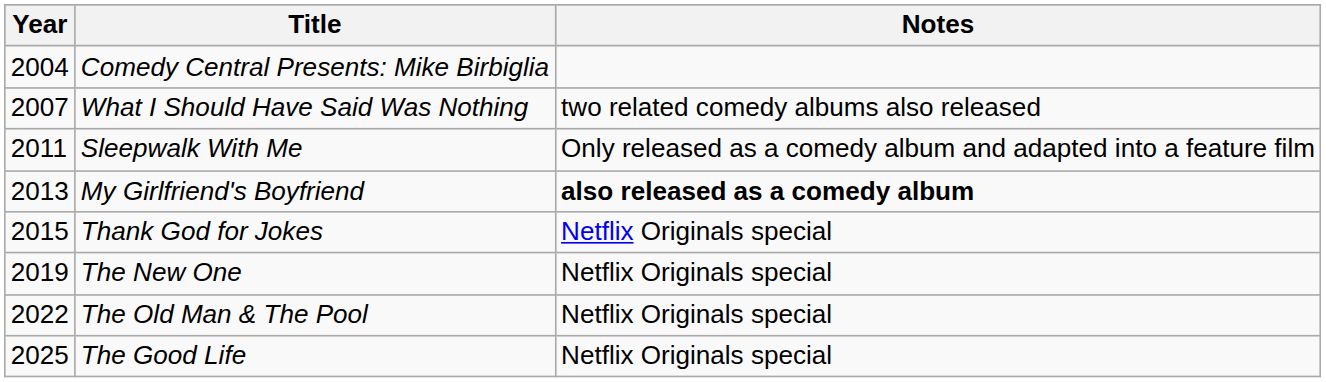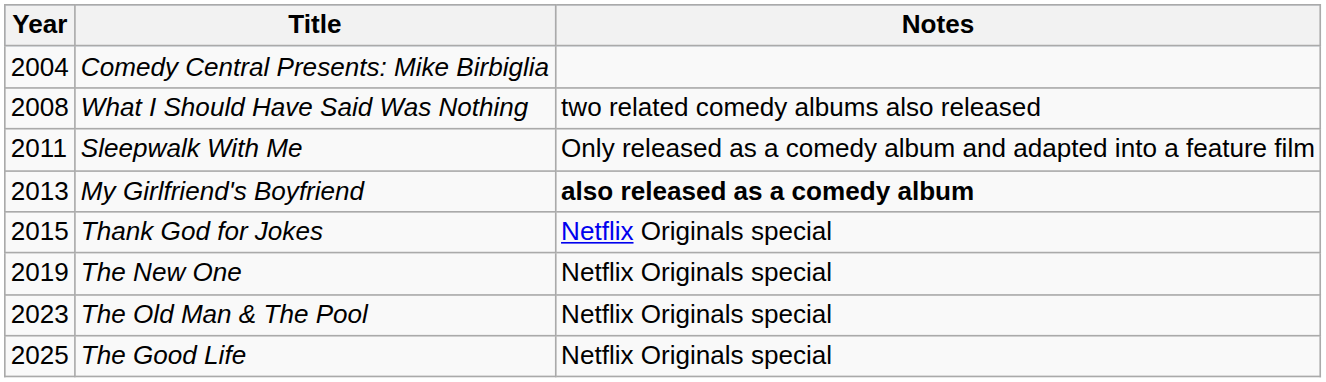(40, 107) 2007 -> (40, 107) 2008
(40, 314) 2022 -> (40, 314) 2023
